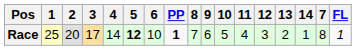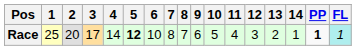columns swapped: (323, 14) <-> (176, 14)
(340, 35) no background -> (340, 35) paleturquoise background
